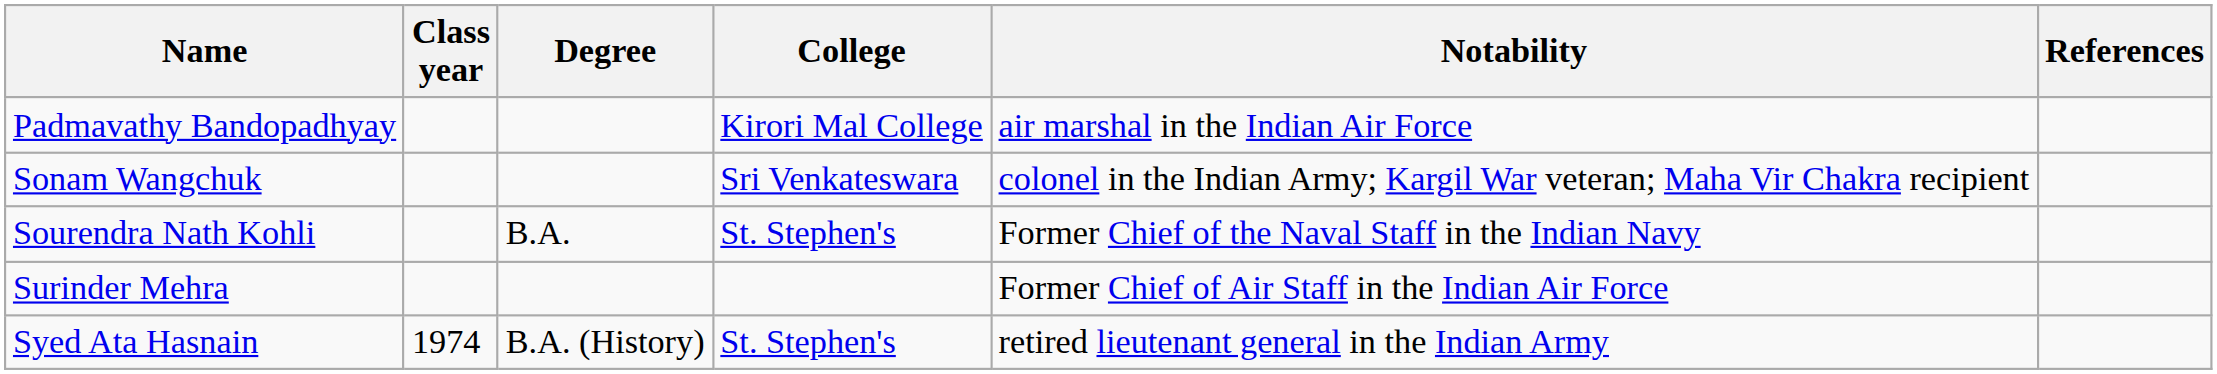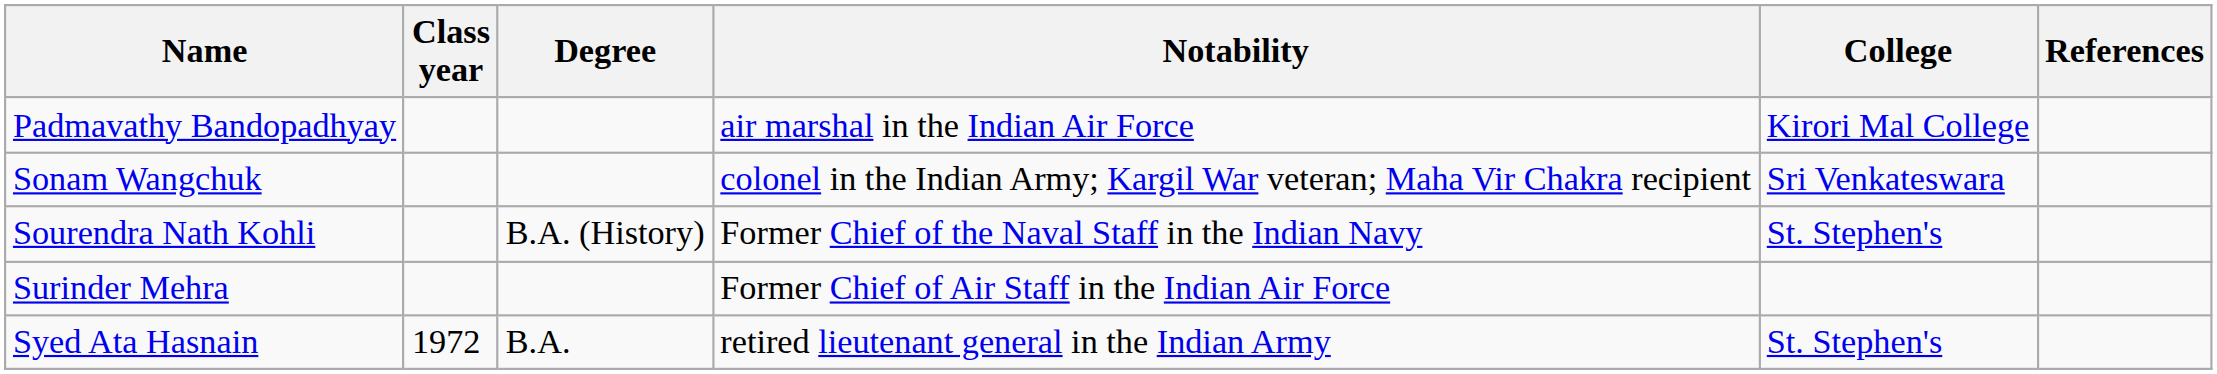columns swapped: (852, 50) <-> (1514, 50)
(538, 233) B.A. -> (605, 233) B.A. (History)
(446, 341) 1974 -> (446, 341) 1972
(605, 341) B.A. (History) -> (538, 341) B.A.
